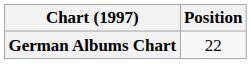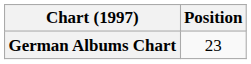(213, 44) 22 -> (213, 44) 23
